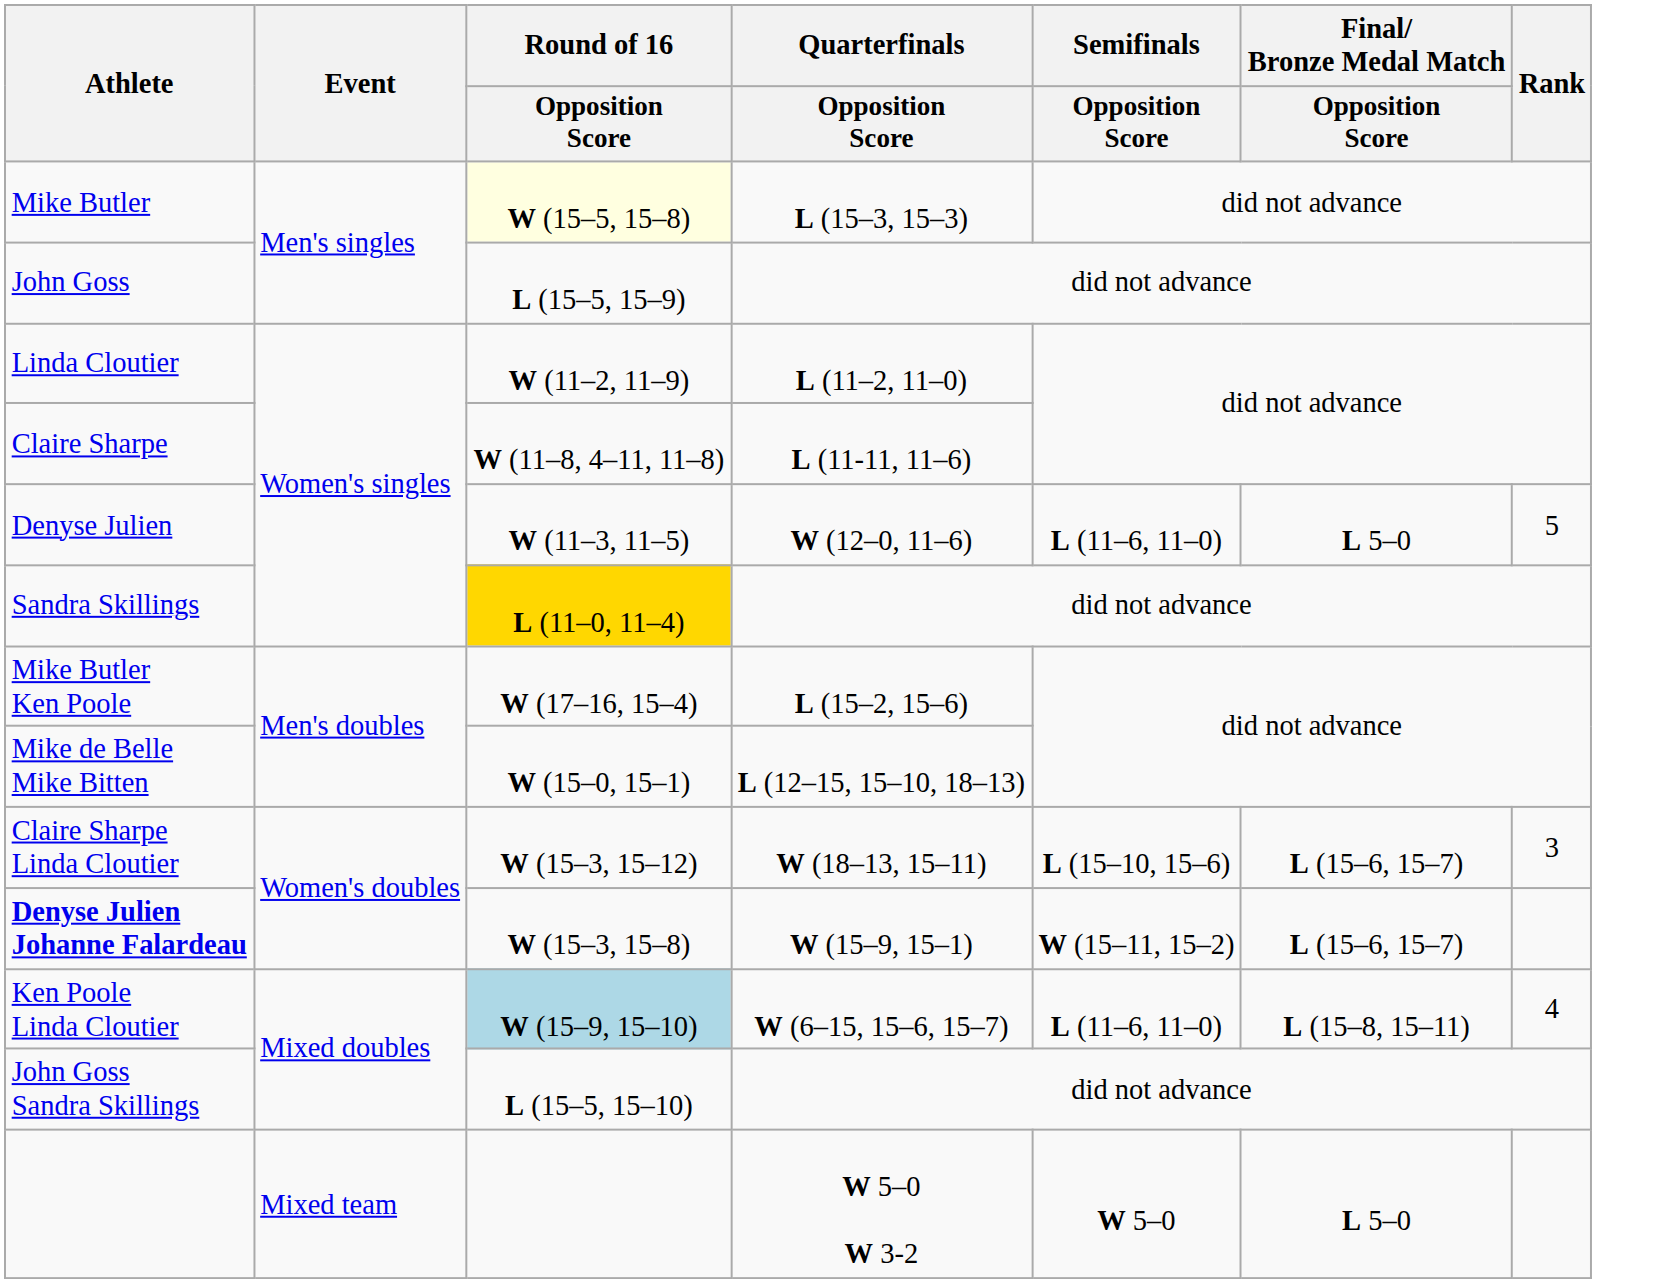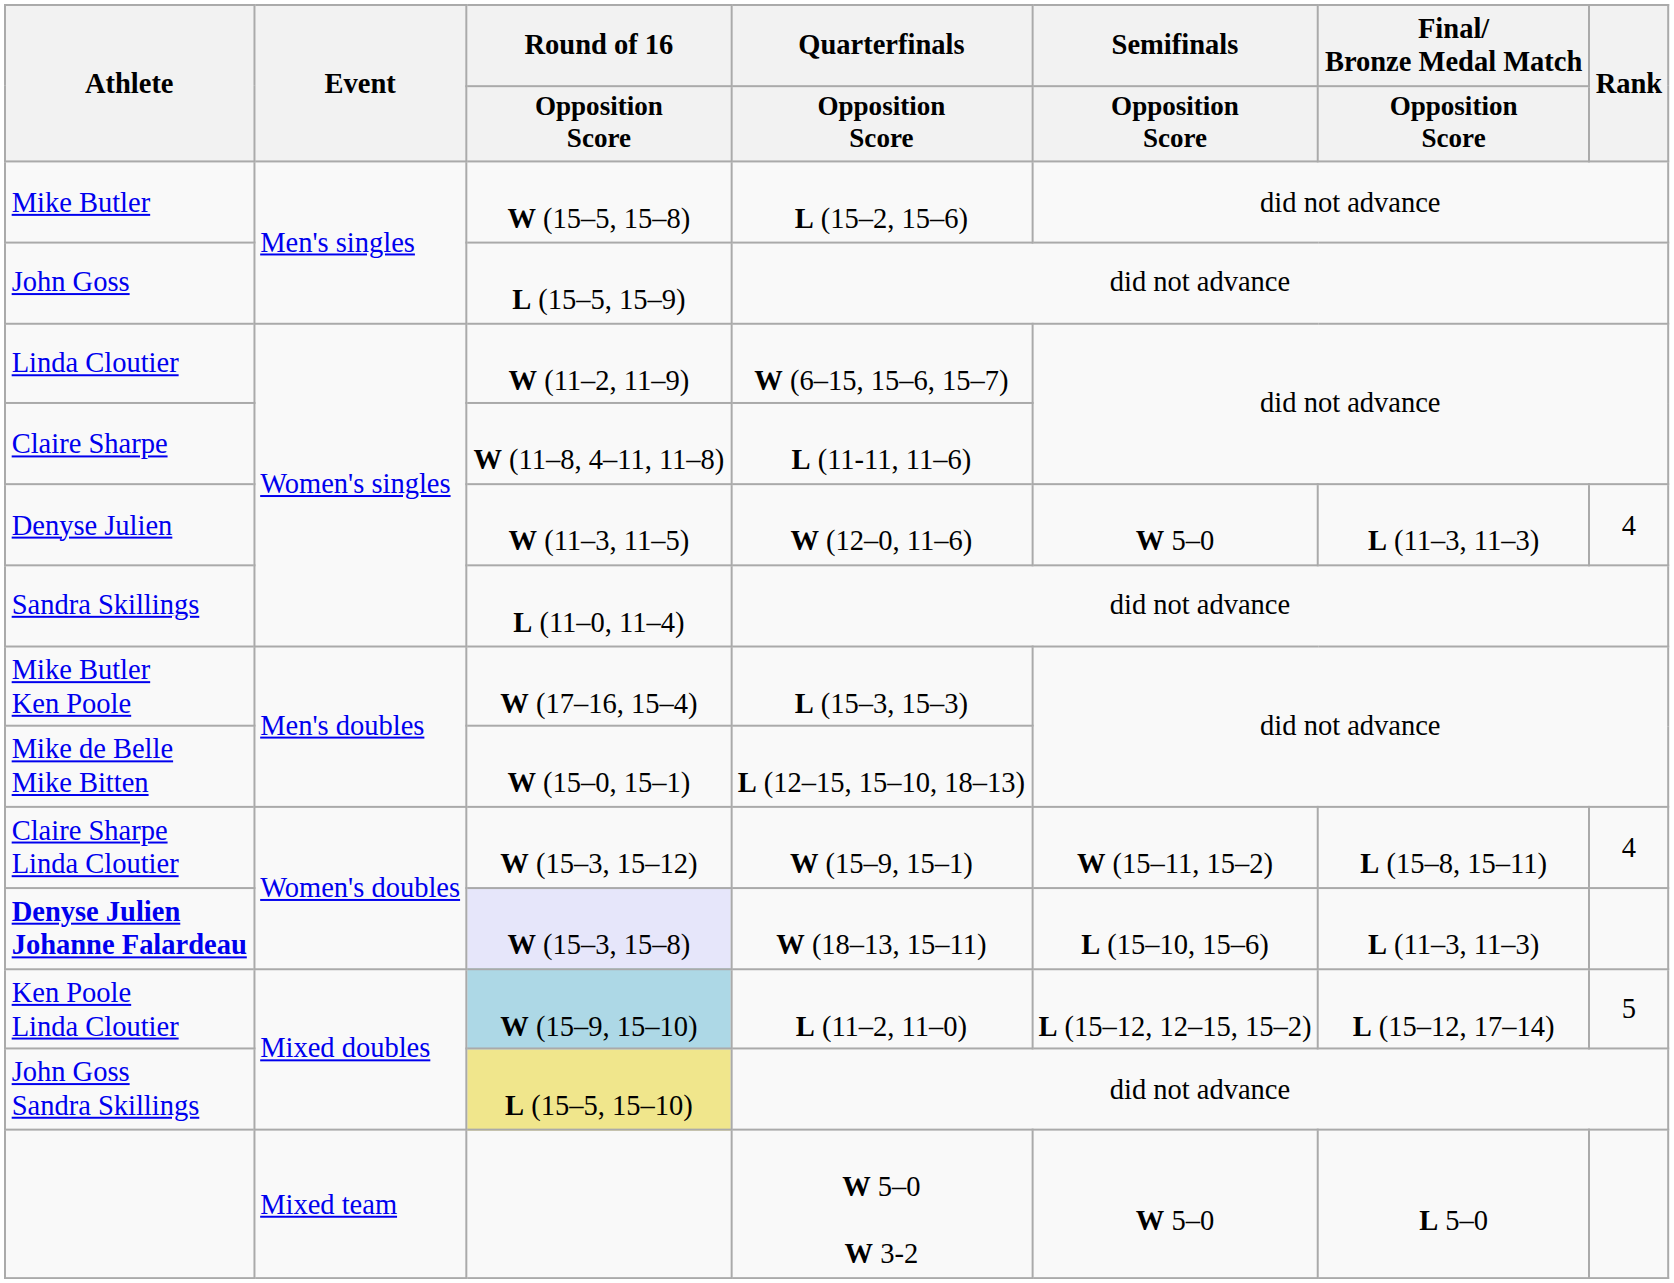(599, 218) lightyellow background -> (599, 218) no background
(881, 218) L (15–3, 15–3) -> (881, 218) L (15–2, 15–6)
(881, 380) L (11–2, 11–0) -> (881, 380) W (6–15, 15–6, 15–7)
(1136, 541) L (11–6, 11–0) -> (1175, 541) W 5–0
(1377, 541) L 5–0 -> (1454, 541) L (11–3, 11–3)
(1552, 524) 5 -> (1629, 524) 4
(599, 622) gold background -> (599, 622) no background
(881, 703) L (15–2, 15–6) -> (881, 703) L (15–3, 15–3)
(881, 864) W (18–13, 15–11) -> (881, 864) W (15–9, 15–1)
(1136, 864) L (15–10, 15–6) -> (1175, 864) W (15–11, 15–2)
(1377, 864) L (15–6, 15–7) -> (1454, 864) L (15–8, 15–11)
(1552, 847) 3 -> (1629, 847) 4
(599, 945) no background -> (599, 945) lavender background
(881, 945) W (15–9, 15–1) -> (881, 945) W (18–13, 15–11)
(1136, 945) W (15–11, 15–2) -> (1175, 945) L (15–10, 15–6)
(1377, 945) L (15–6, 15–7) -> (1454, 945) L (11–3, 11–3)
(881, 1025) W (6–15, 15–6, 15–7) -> (881, 1025) L (11–2, 11–0)
(1136, 1025) L (11–6, 11–0) -> (1175, 1025) L (15–12, 12–15, 15–2)
(1377, 1025) L (15–8, 15–11) -> (1454, 1025) L (15–12, 17–14)
(1552, 1008) 4 -> (1629, 1008) 5
(599, 1106) no background -> (599, 1106) khaki background
